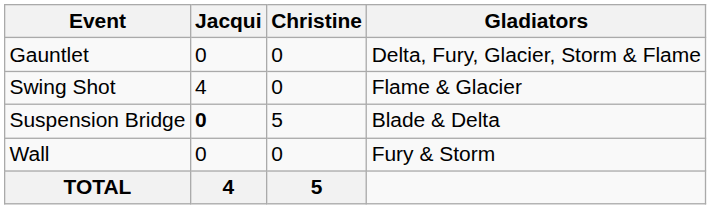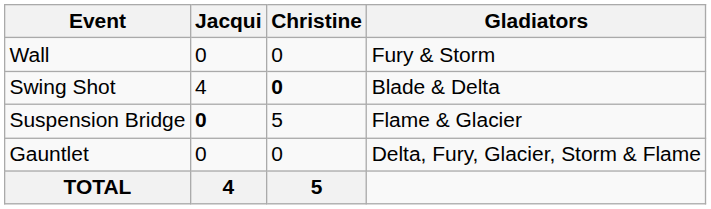rows swapped: (49, 54) <-> (29, 154)
(277, 87) normal -> (277, 87) bold
(447, 87) Flame & Glacier -> (436, 87) Blade & Delta
(436, 120) Blade & Delta -> (447, 120) Flame & Glacier
